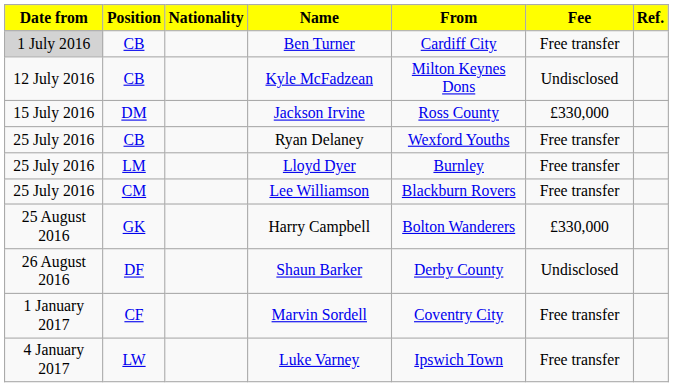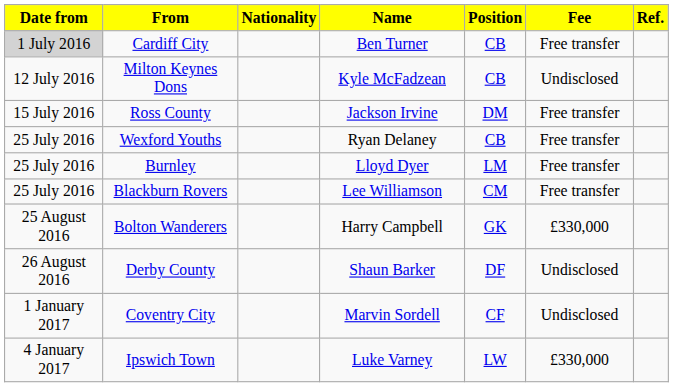columns swapped: (134, 17) <-> (459, 17)
(580, 114) £330,000 -> (580, 114) Free transfer
(580, 315) Free transfer -> (580, 315) Undisclosed
(580, 360) Free transfer -> (580, 360) £330,000
